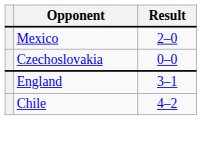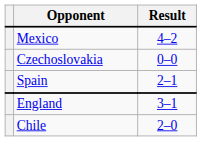(167, 38) 2–0 -> (167, 38) 4–2
+ row: (32, 81)
(167, 103) 4–2 -> (167, 125) 2–0
